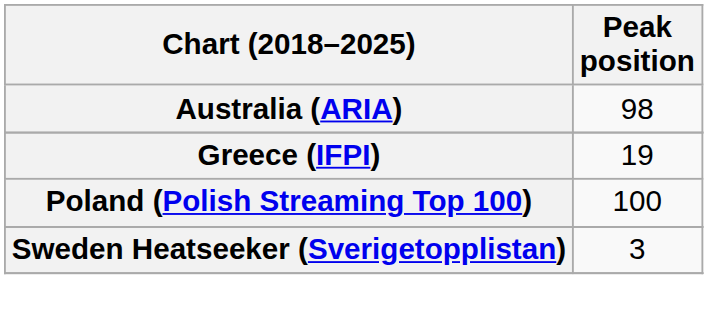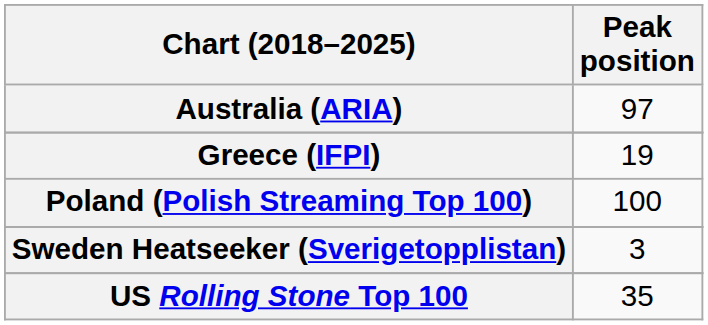(637, 108) 98 -> (637, 108) 97
+ row: (289, 295)
